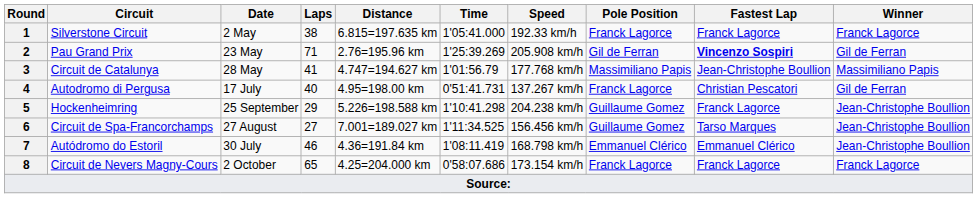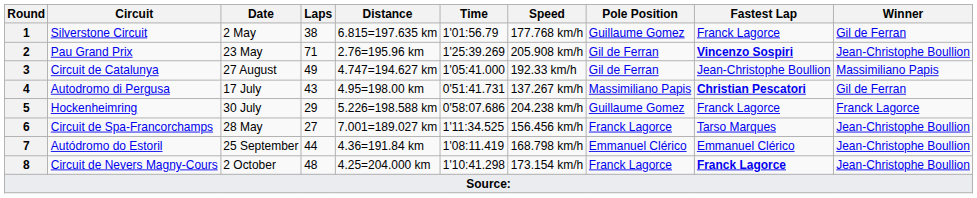(474, 32) 1'05:41.000 -> (471, 32) 1'01:56.79
(544, 32) 192.33 km/h -> (547, 32) 177.768 km/h
(630, 32) Franck Lagorce -> (637, 32) Guillaume Gomez
(878, 32) Franck Lagorce -> (871, 32) Gil de Ferran
(871, 51) Gil de Ferran -> (903, 51) Jean-Christophe Boullion
(243, 70) 28 May -> (250, 70) 27 August
(311, 70) 41 -> (311, 70) 49
(471, 70) 1'01:56.79 -> (474, 70) 1'05:41.000
(547, 70) 177.768 km/h -> (544, 70) 192.33 km/h
(640, 70) Massimiliano Papis -> (624, 70) Gil de Ferran
(311, 89) 40 -> (311, 89) 43
(630, 89) Franck Lagorce -> (640, 89) Massimiliano Papis
(747, 89) normal -> (751, 89) bold
(261, 108) 25 September -> (242, 108) 30 July
(474, 108) 1'10:41.298 -> (474, 108) 0'58:07.686
(903, 108) Jean-Christophe Boullion -> (878, 108) Franck Lagorce
(250, 127) 27 August -> (243, 127) 28 May
(637, 127) Guillaume Gomez -> (630, 127) Franck Lagorce
(242, 146) 30 July -> (261, 146) 25 September
(311, 146) 46 -> (311, 146) 44
(311, 164) 65 -> (311, 164) 48
(474, 164) 0'58:07.686 -> (474, 164) 1'10:41.298
(738, 164) normal -> (741, 164) bold
(878, 164) Franck Lagorce -> (903, 164) Jean-Christophe Boullion
